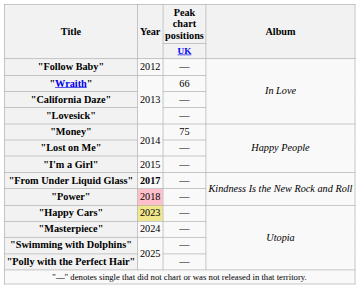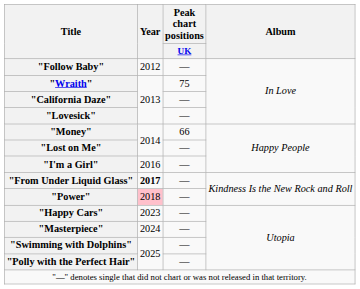(184, 83) 66 -> (184, 83) 75
(184, 132) 75 -> (184, 132) 66
(150, 164) 2015 -> (150, 164) 2016
(150, 213) khaki background -> (150, 213) no background
